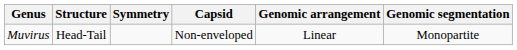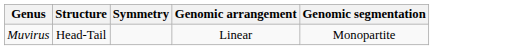- column: (214, 14)
